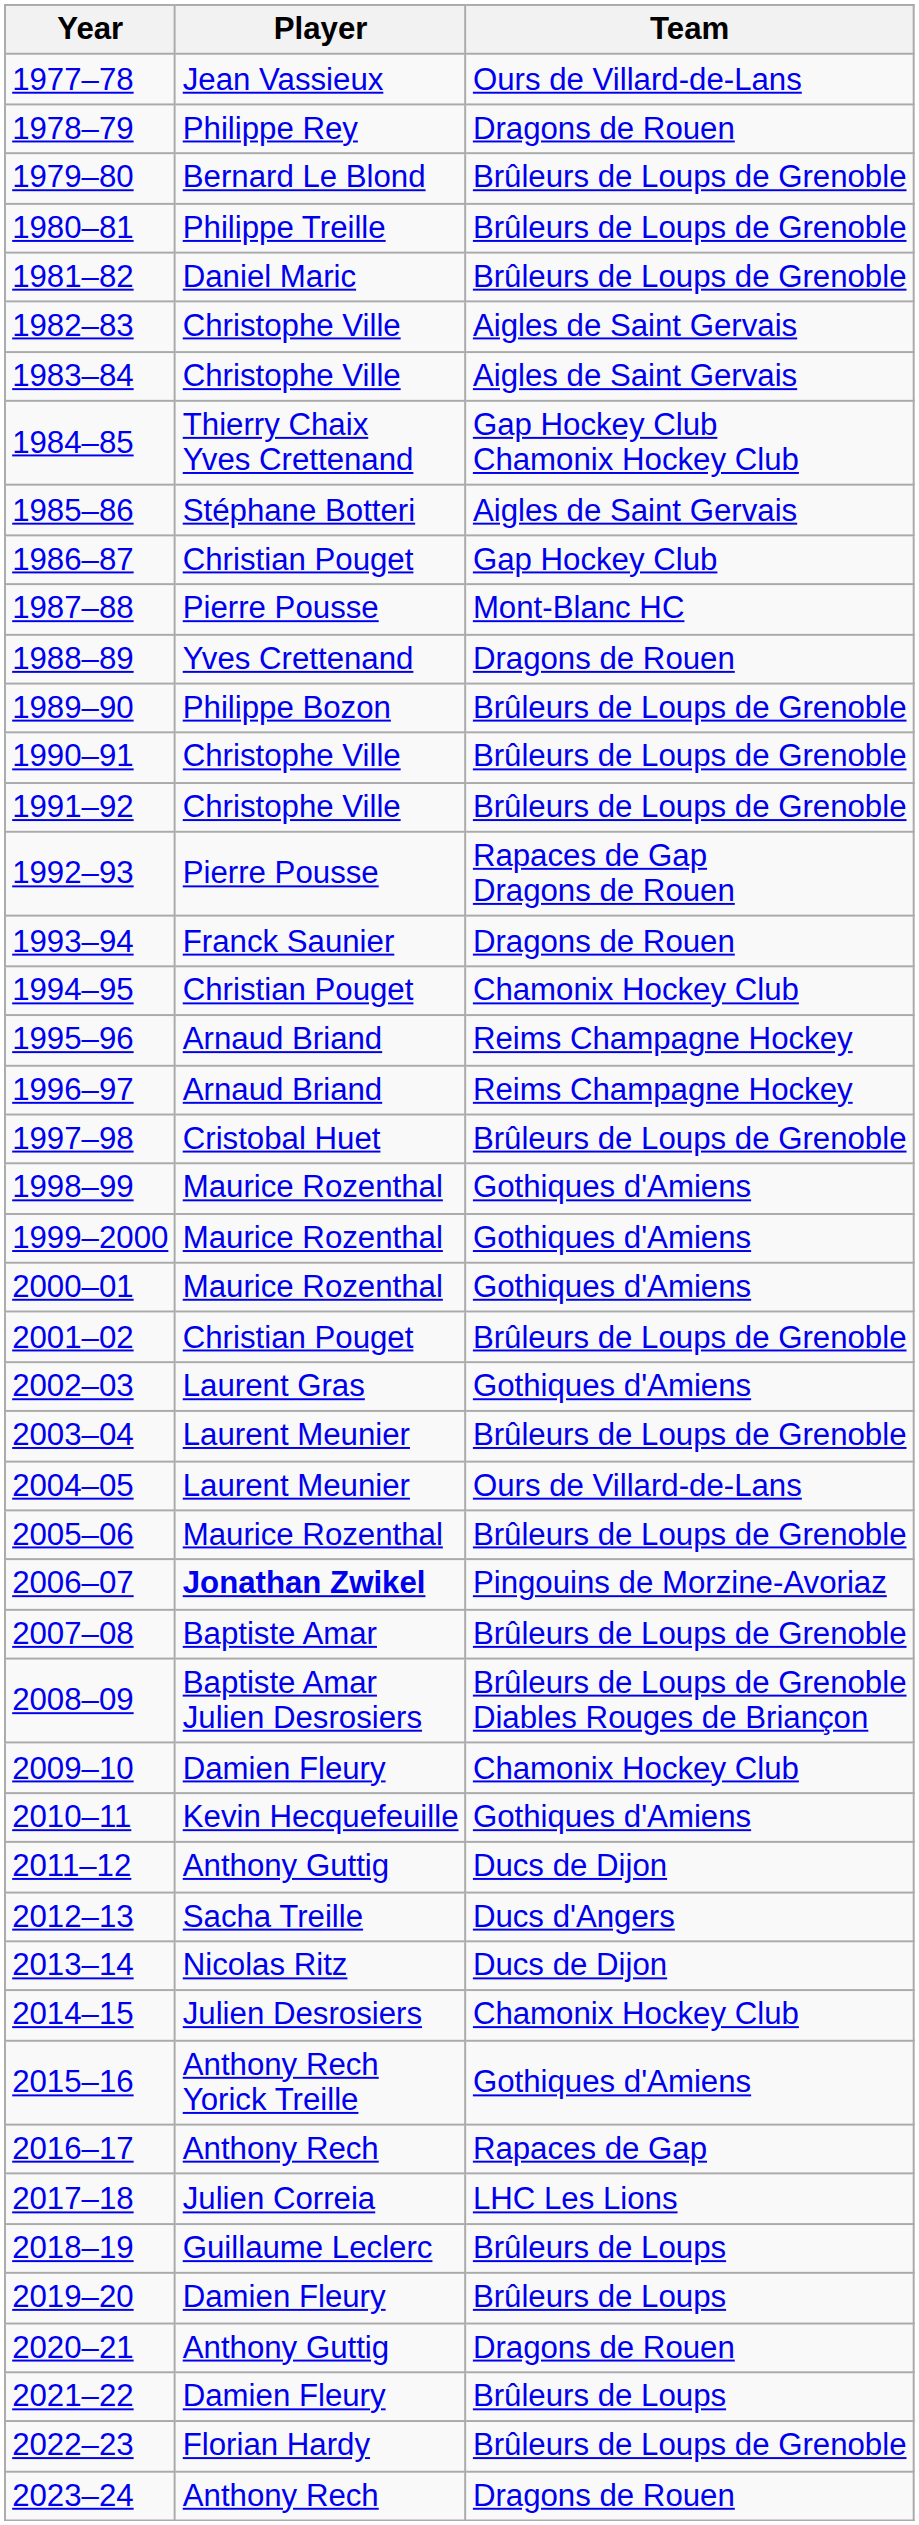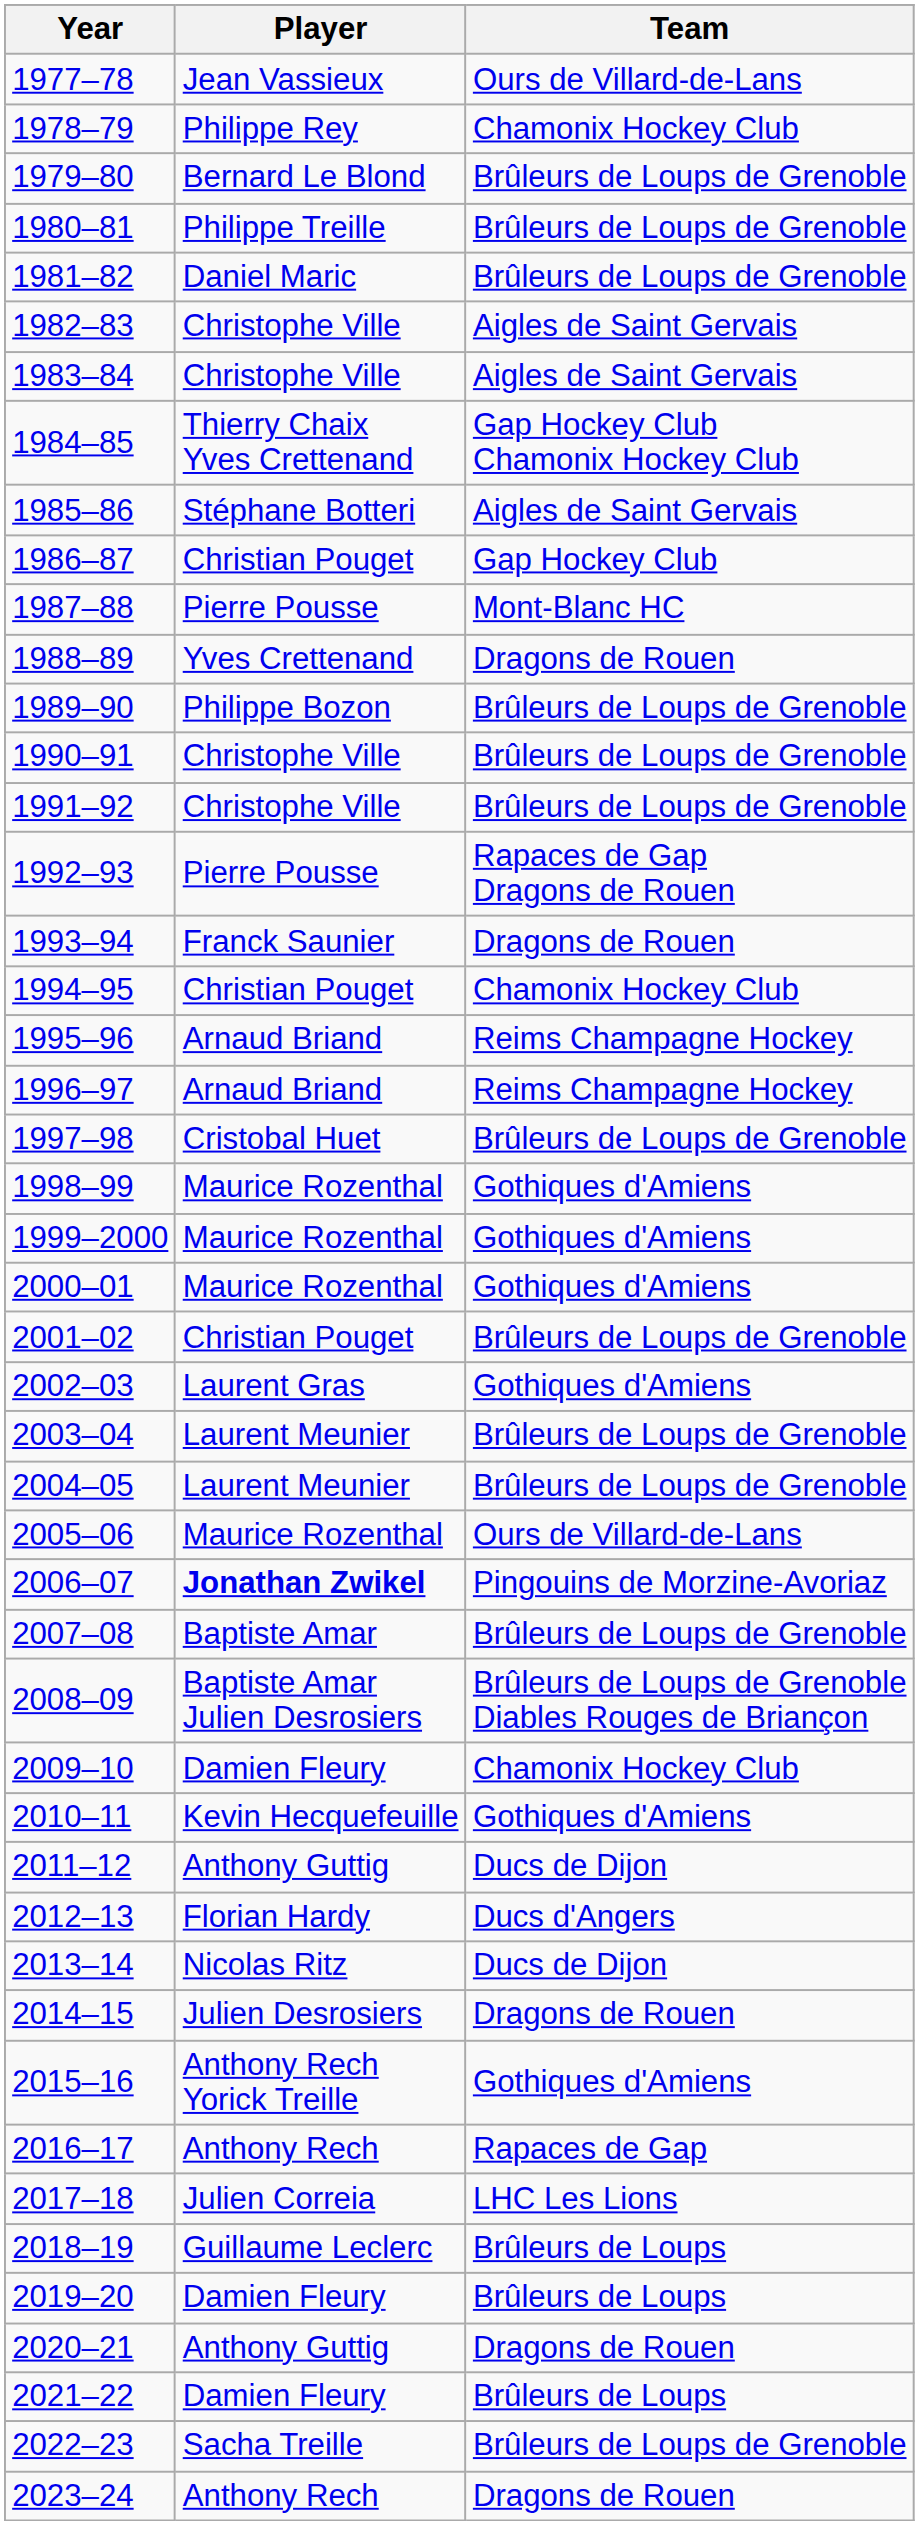(604, 128) Dragons de Rouen -> (636, 128) Chamonix Hockey Club
(637, 1484) Ours de Villard-de-Lans -> (690, 1484) Brûleurs de Loups de Grenoble
(690, 1534) Brûleurs de Loups de Grenoble -> (637, 1534) Ours de Villard-de-Lans
(273, 1915) Sacha Treille -> (276, 1915) Florian Hardy
(636, 2014) Chamonix Hockey Club -> (604, 2014) Dragons de Rouen
(276, 2445) Florian Hardy -> (273, 2445) Sacha Treille
